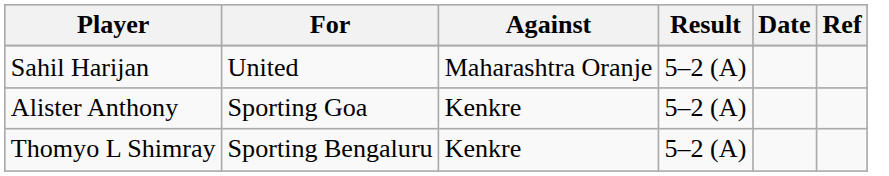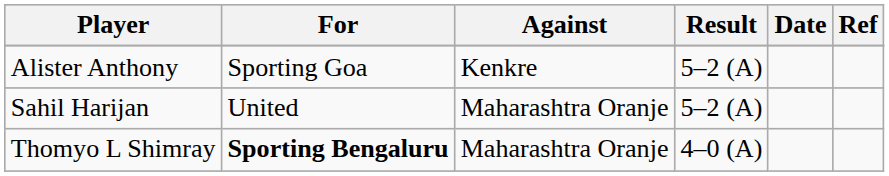rows swapped: (80, 66) <-> (95, 107)
(330, 149) normal -> (338, 149) bold
(483, 149) Kenkre -> (565, 149) Maharashtra Oranje
(705, 149) 5–2 (A) -> (721, 149) 4–0 (A)
